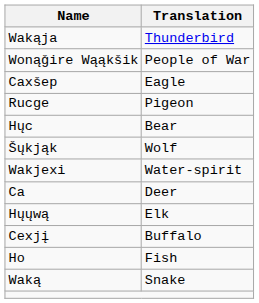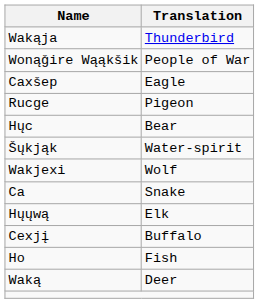(161, 148) Wolf -> (194, 148) Water-spirit
(194, 170) Water-spirit -> (161, 170) Wolf
(161, 192) Deer -> (165, 192) Snake
(165, 280) Snake -> (161, 280) Deer
